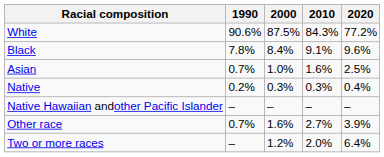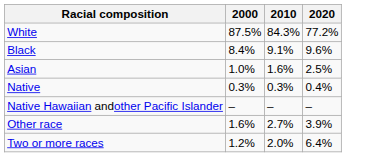- column: (245, 14)
